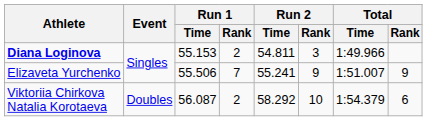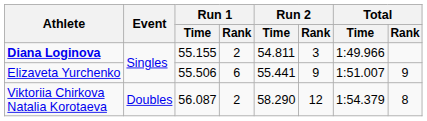(197, 53) 55.153 -> (197, 53) 55.155
(237, 73) 7 -> (237, 73) 6
(276, 73) 55.241 -> (276, 73) 55.441
(276, 100) 58.292 -> (276, 100) 58.290
(316, 100) 10 -> (316, 100) 12
(405, 100) 6 -> (405, 100) 8
